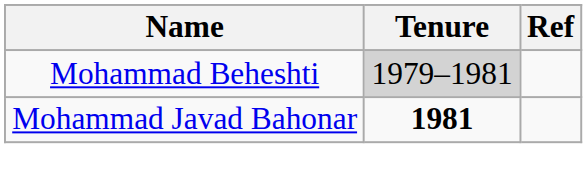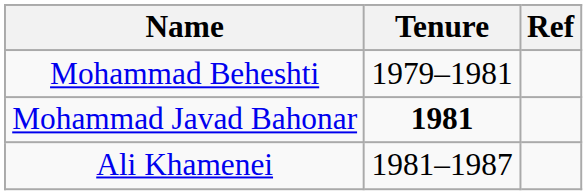(442, 73) lightgrey background -> (442, 73) no background
+ row: (185, 164)
